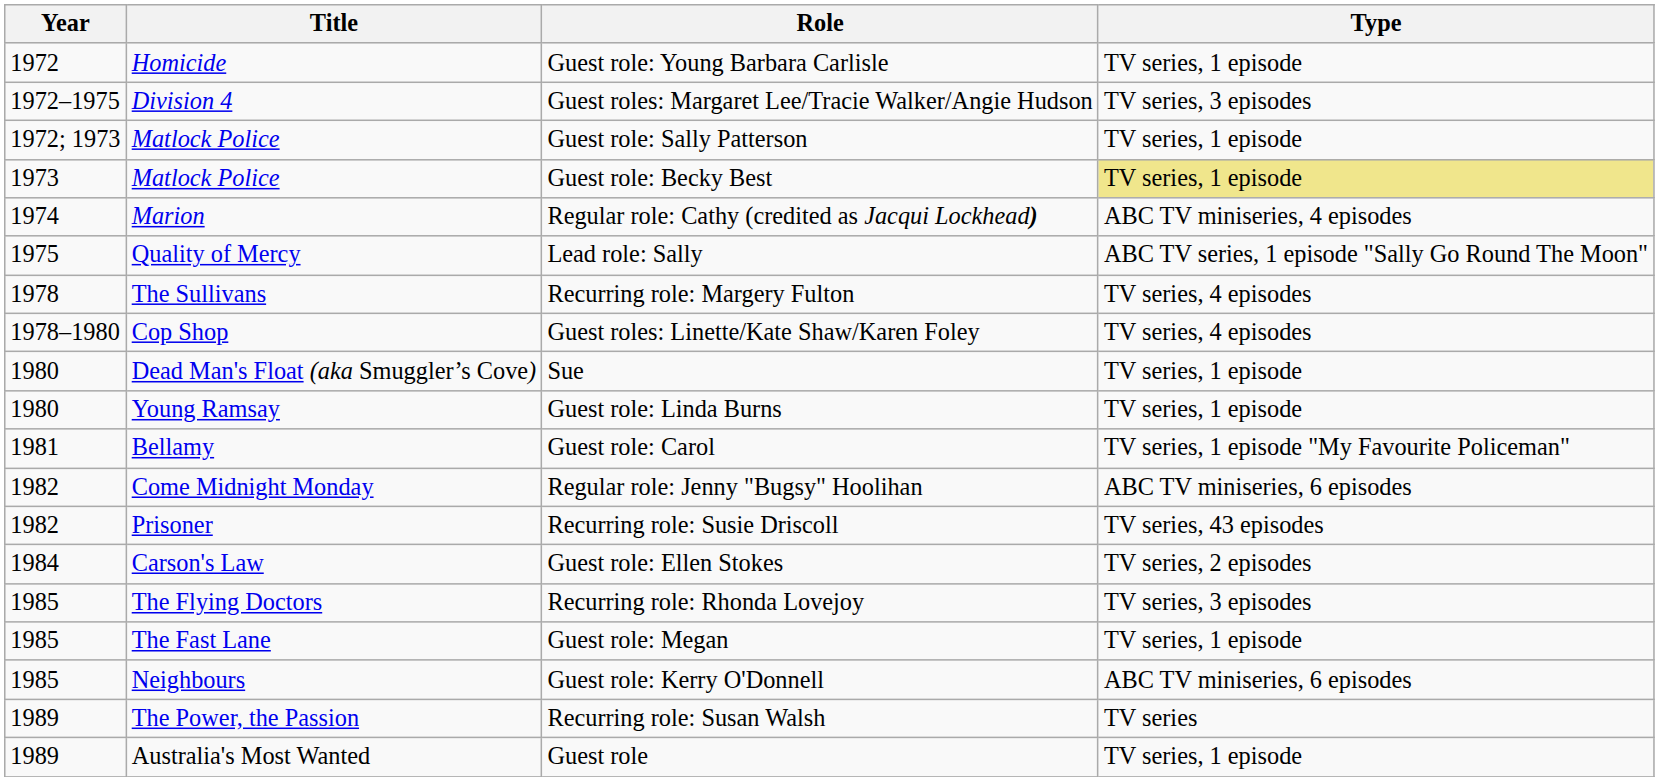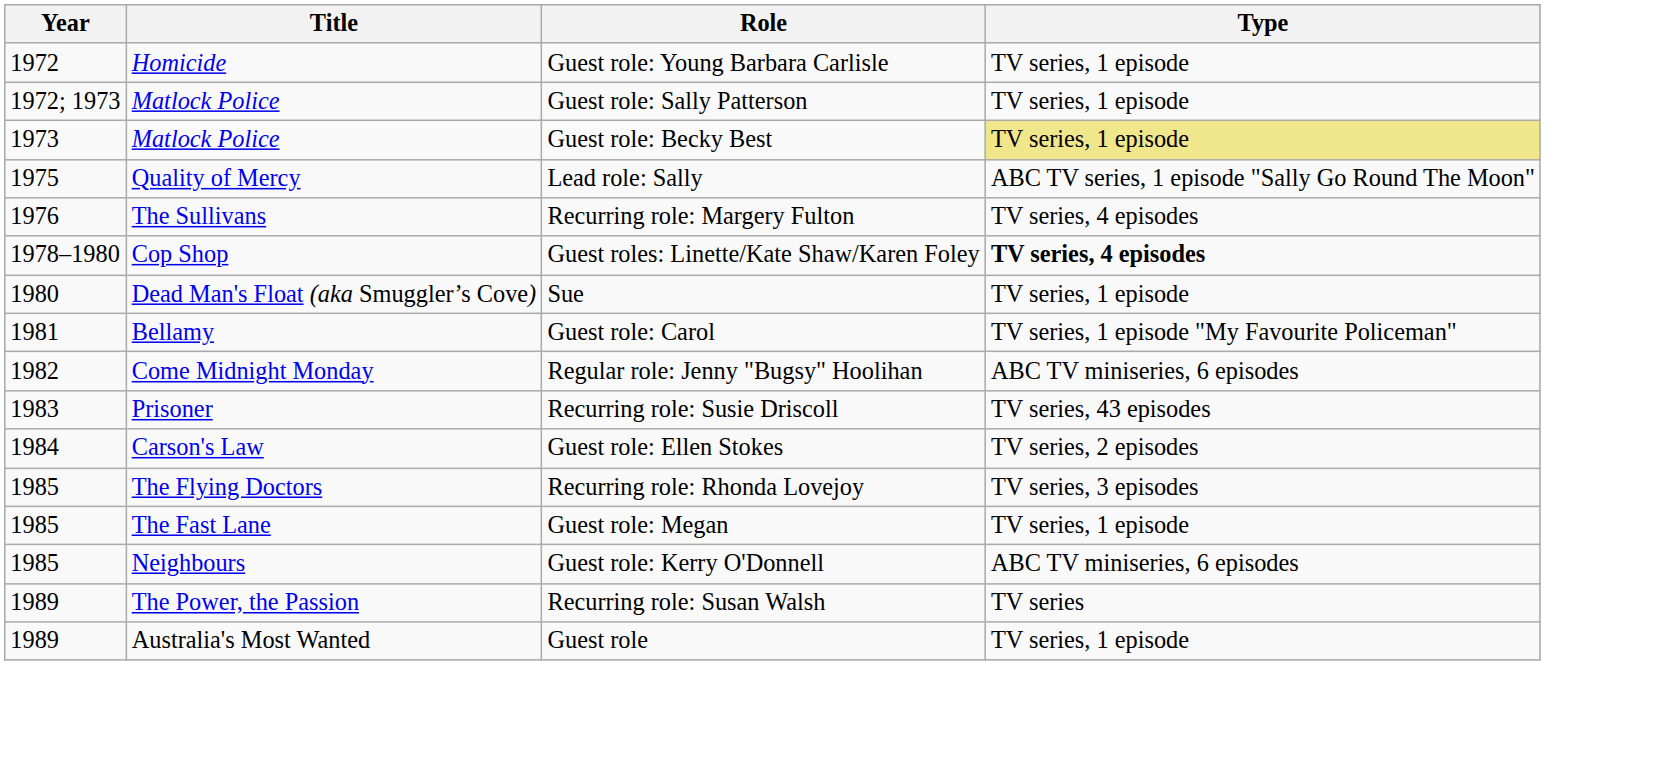- row: (820, 100)
- row: (793, 216)
(35, 293) 1978 -> (35, 216) 1976
(1208, 332) normal -> (1098, 255) bold
- row: (665, 409)
(35, 525) 1982 -> (35, 409) 1983
